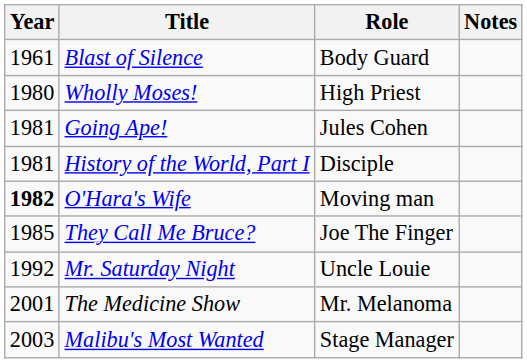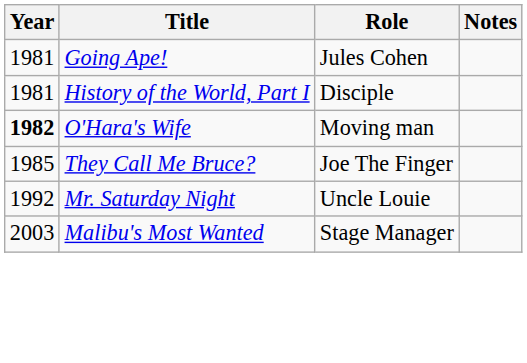- row: (134, 57)
- row: (131, 92)
- row: (152, 304)
